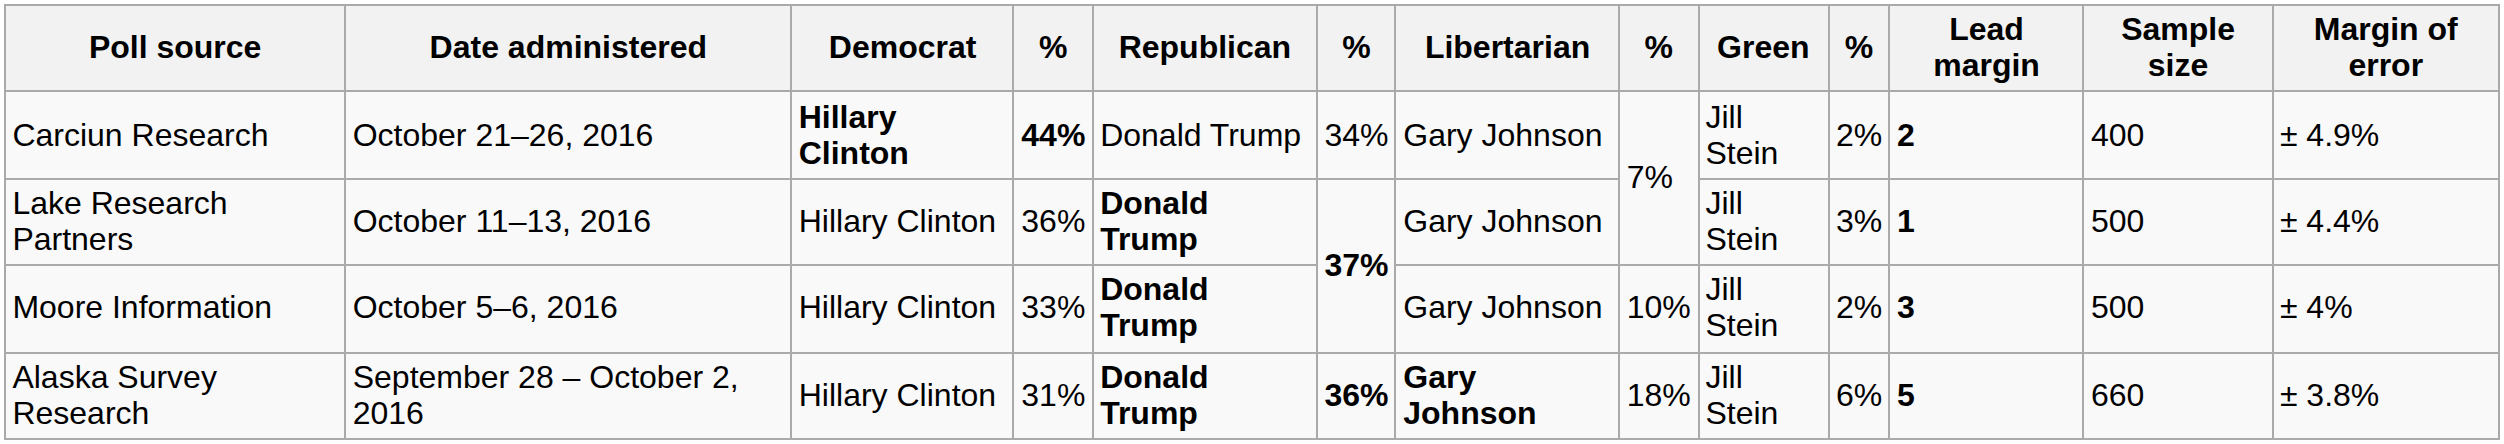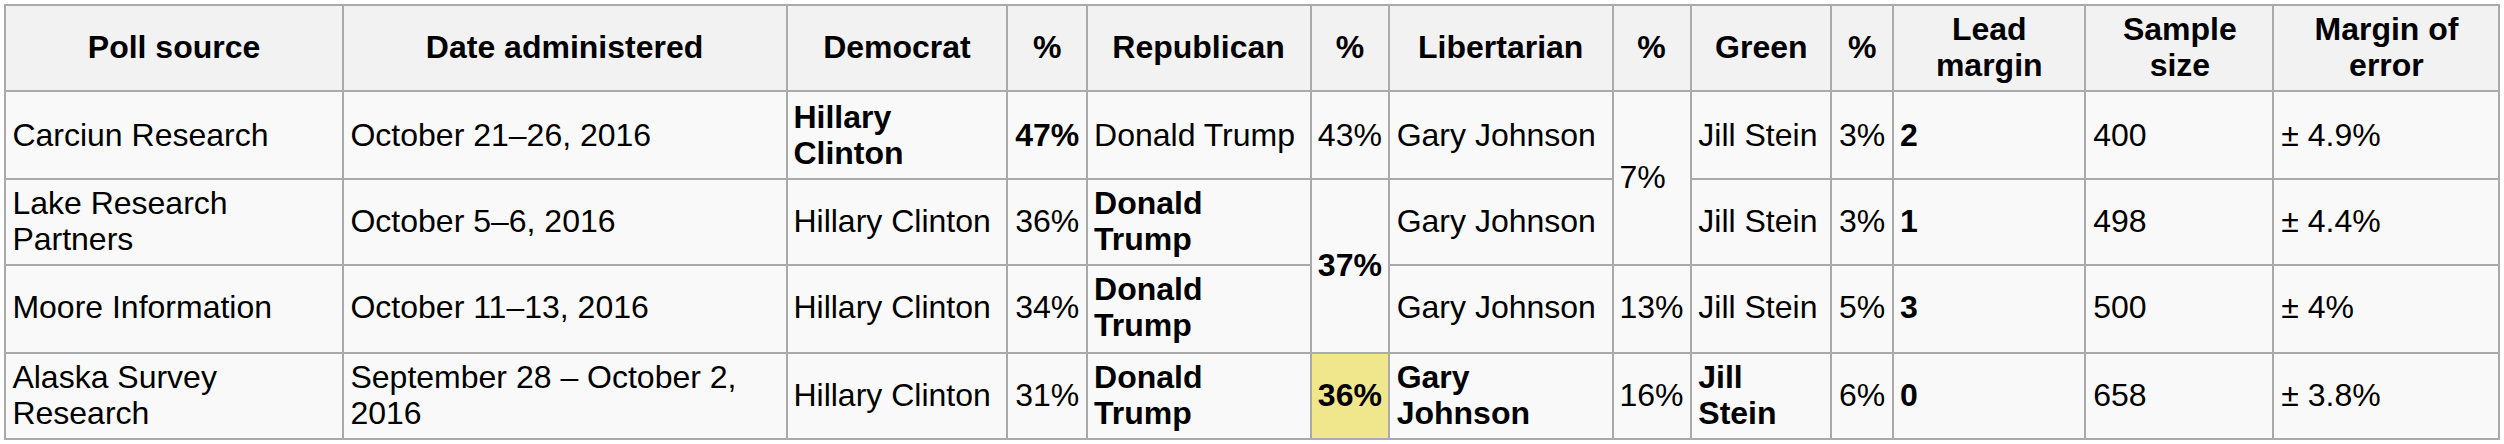(1053, 134) 44% -> (1047, 134) 47%
(1356, 134) 34% -> (1350, 134) 43%
(1859, 134) 2% -> (1862, 134) 3%
(502, 221) October 11–13, 2016 -> (483, 221) October 5–6, 2016
(2118, 221) 500 -> (2120, 221) 498
(485, 308) October 5–6, 2016 -> (500, 308) October 11–13, 2016
(1053, 308) 33% -> (1047, 308) 34%
(1659, 308) 10% -> (1652, 308) 13%
(1859, 308) 2% -> (1862, 308) 5%
(1356, 394) no background -> (1350, 394) khaki background
(1659, 394) 18% -> (1652, 394) 16%
(1742, 394) normal -> (1737, 394) bold
(1906, 394) 5 -> (1909, 394) 0
(2118, 394) 660 -> (2120, 394) 658
